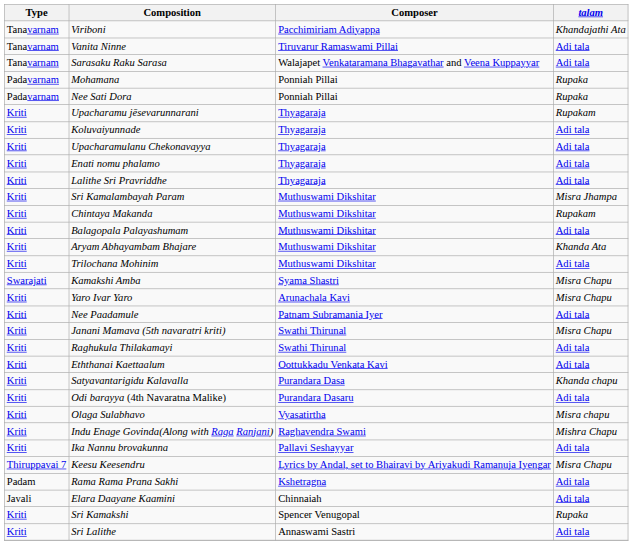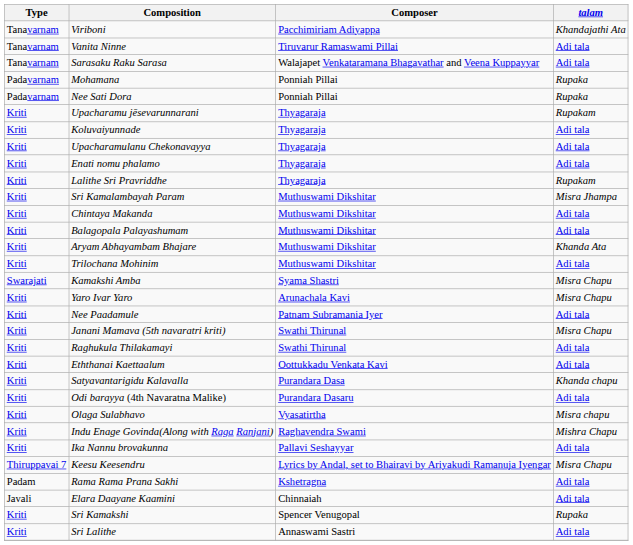(573, 180) Adi tala -> (576, 180) Rupakam
(576, 213) Rupakam -> (573, 213) Adi tala
